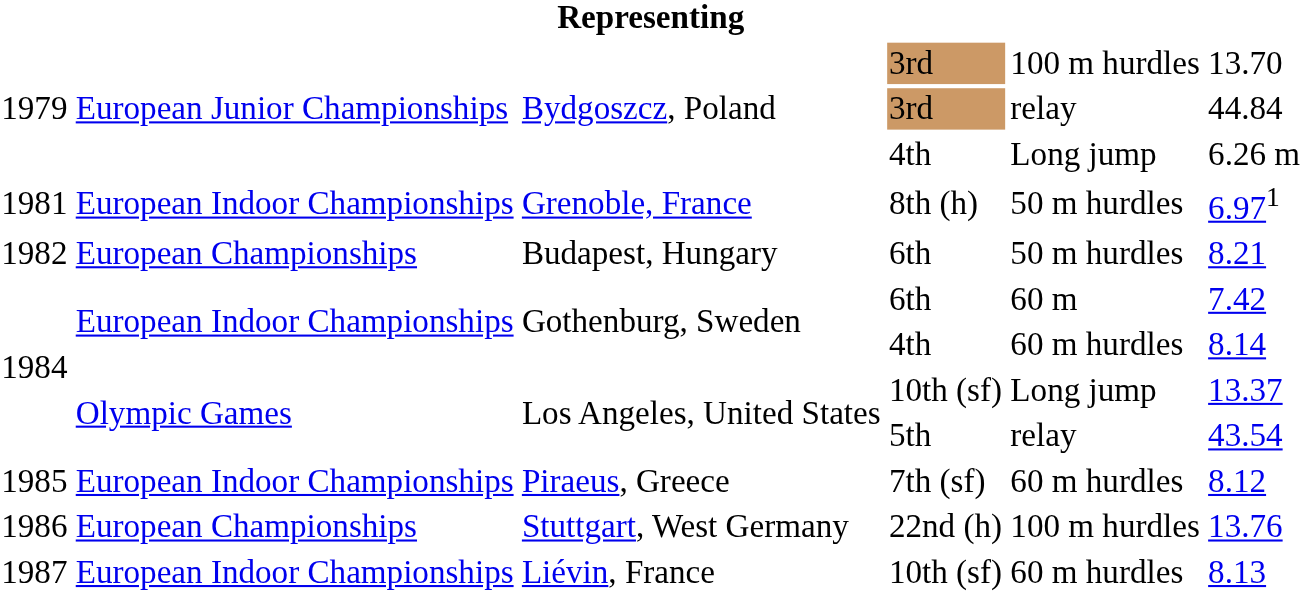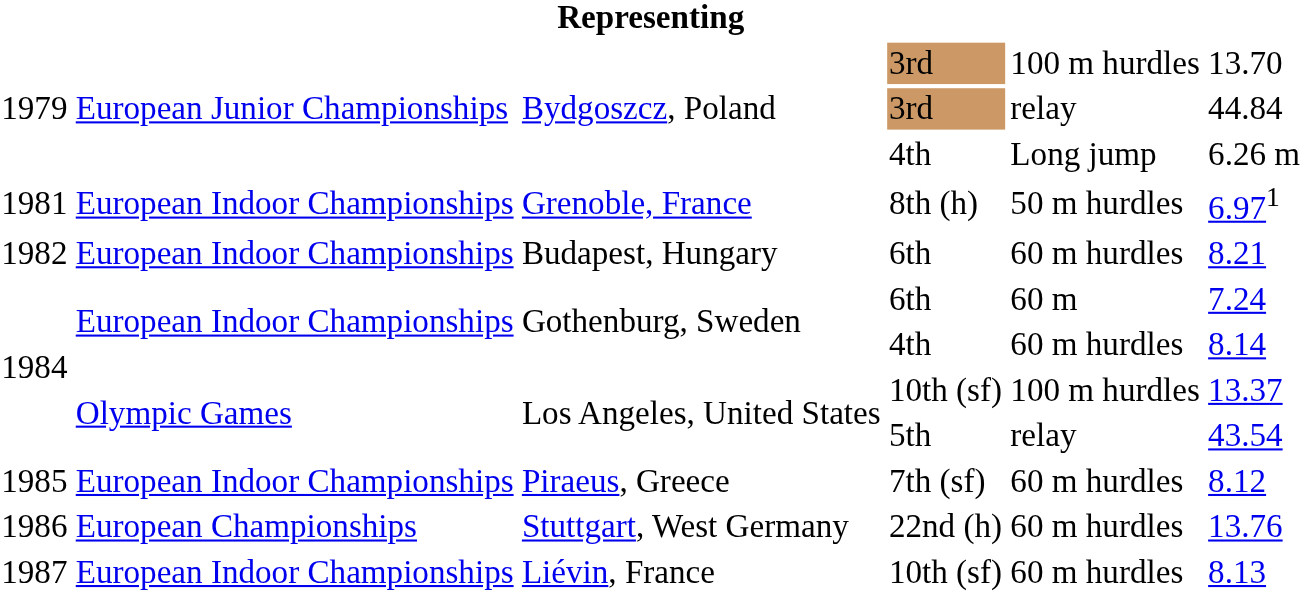(246, 253) European Championships -> (295, 253) European Indoor Championships
(1097, 253) 50 m hurdles -> (1097, 253) 60 m hurdles
(1237, 299) 7.42 -> (1237, 299) 7.24
(1083, 390) Long jump -> (1105, 390) 100 m hurdles
(1105, 527) 100 m hurdles -> (1097, 527) 60 m hurdles
